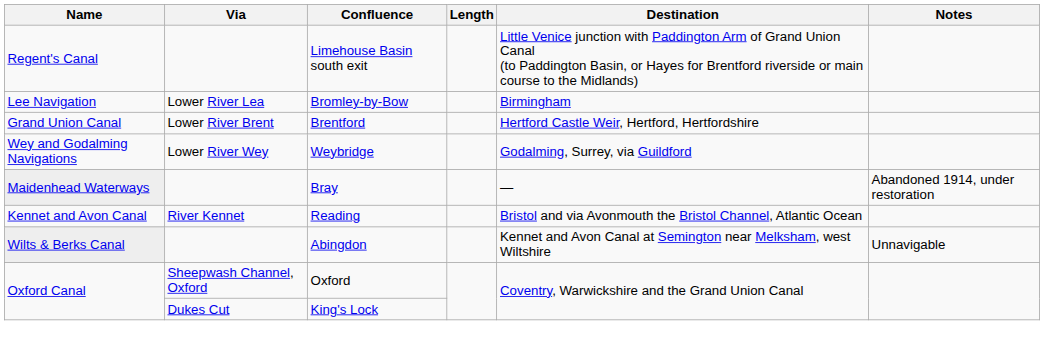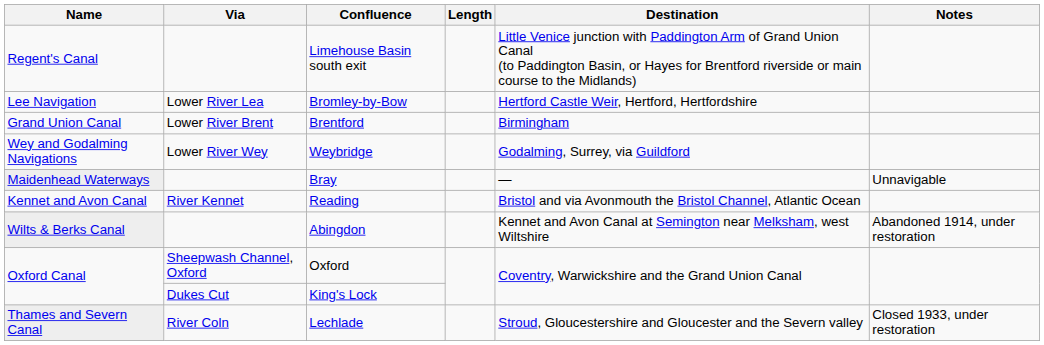(535, 101) Birmingham -> (628, 101) Hertford Castle Weir, Hertford, Hertfordshire
(629, 123) Hertford Castle Weir, Hertford, Hertfordshire -> (534, 123) Birmingham
(943, 187) Abandoned 1914, under restoration -> (909, 180) Unnavigable
(908, 244) Unnavigable -> (944, 229) Abandoned 1914, under restoration
+ row: (336, 322)
